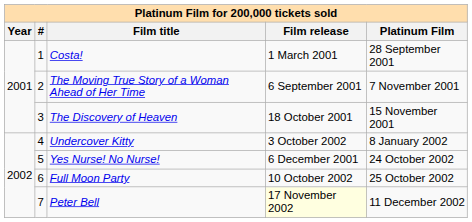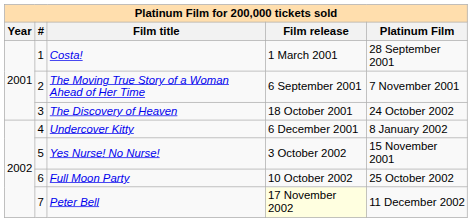(403, 117) 15 November 2001 -> (411, 111) 24 October 2002
(307, 141) 3 October 2002 -> (313, 129) 6 December 2001
(313, 159) 6 December 2001 -> (307, 153) 3 October 2002
(411, 159) 24 October 2002 -> (403, 153) 15 November 2001
